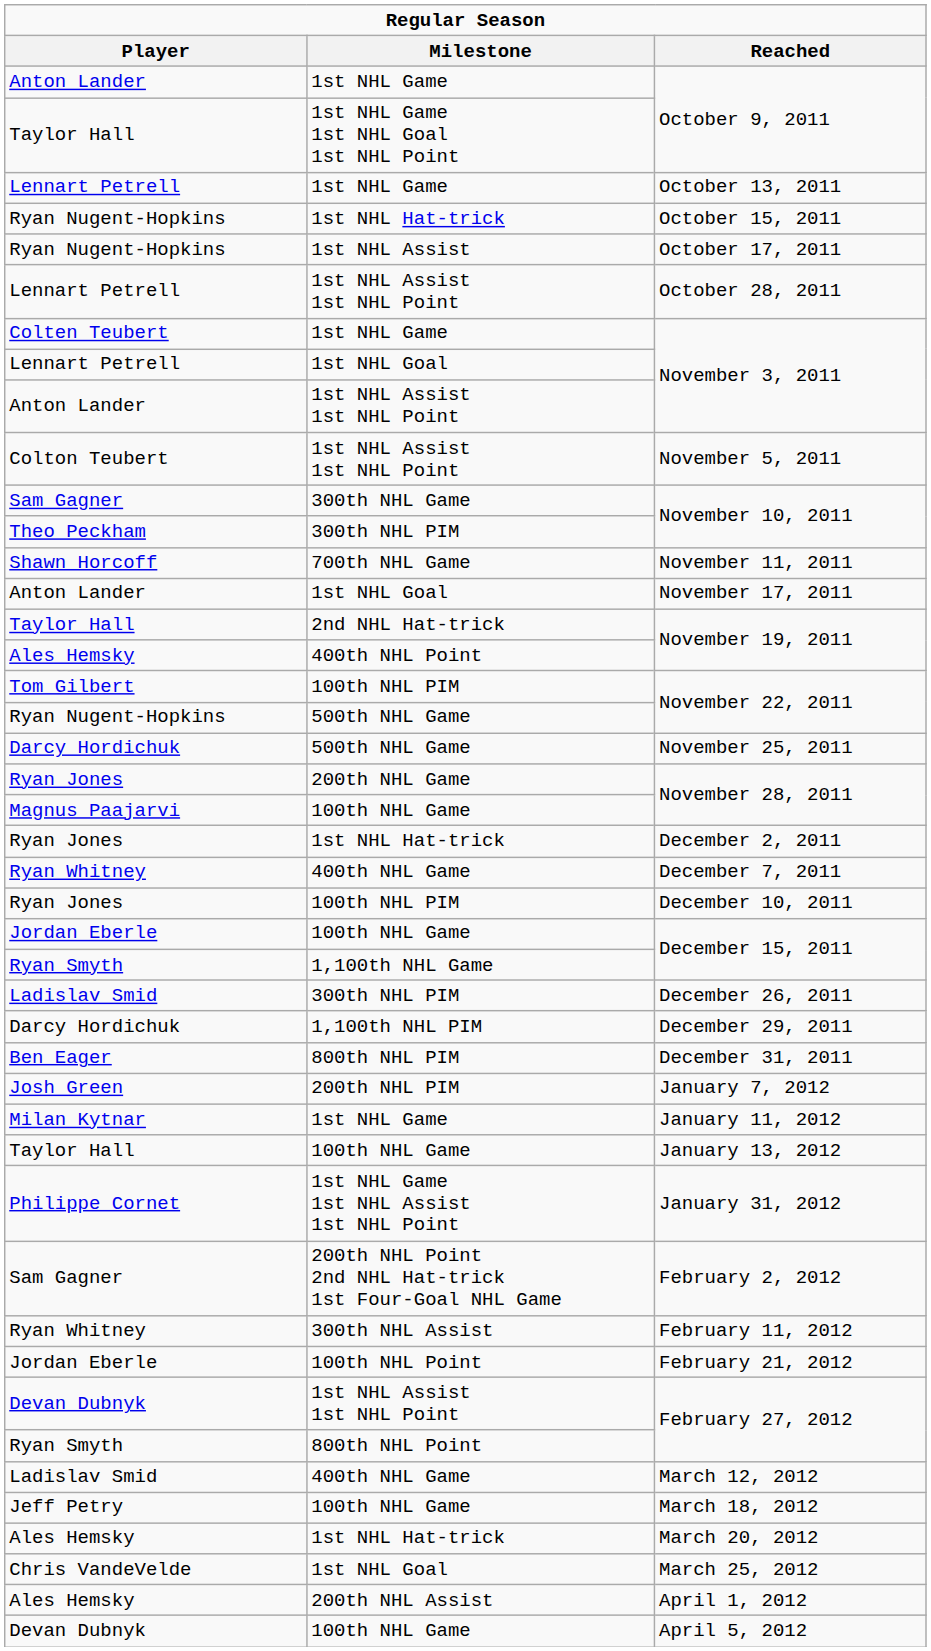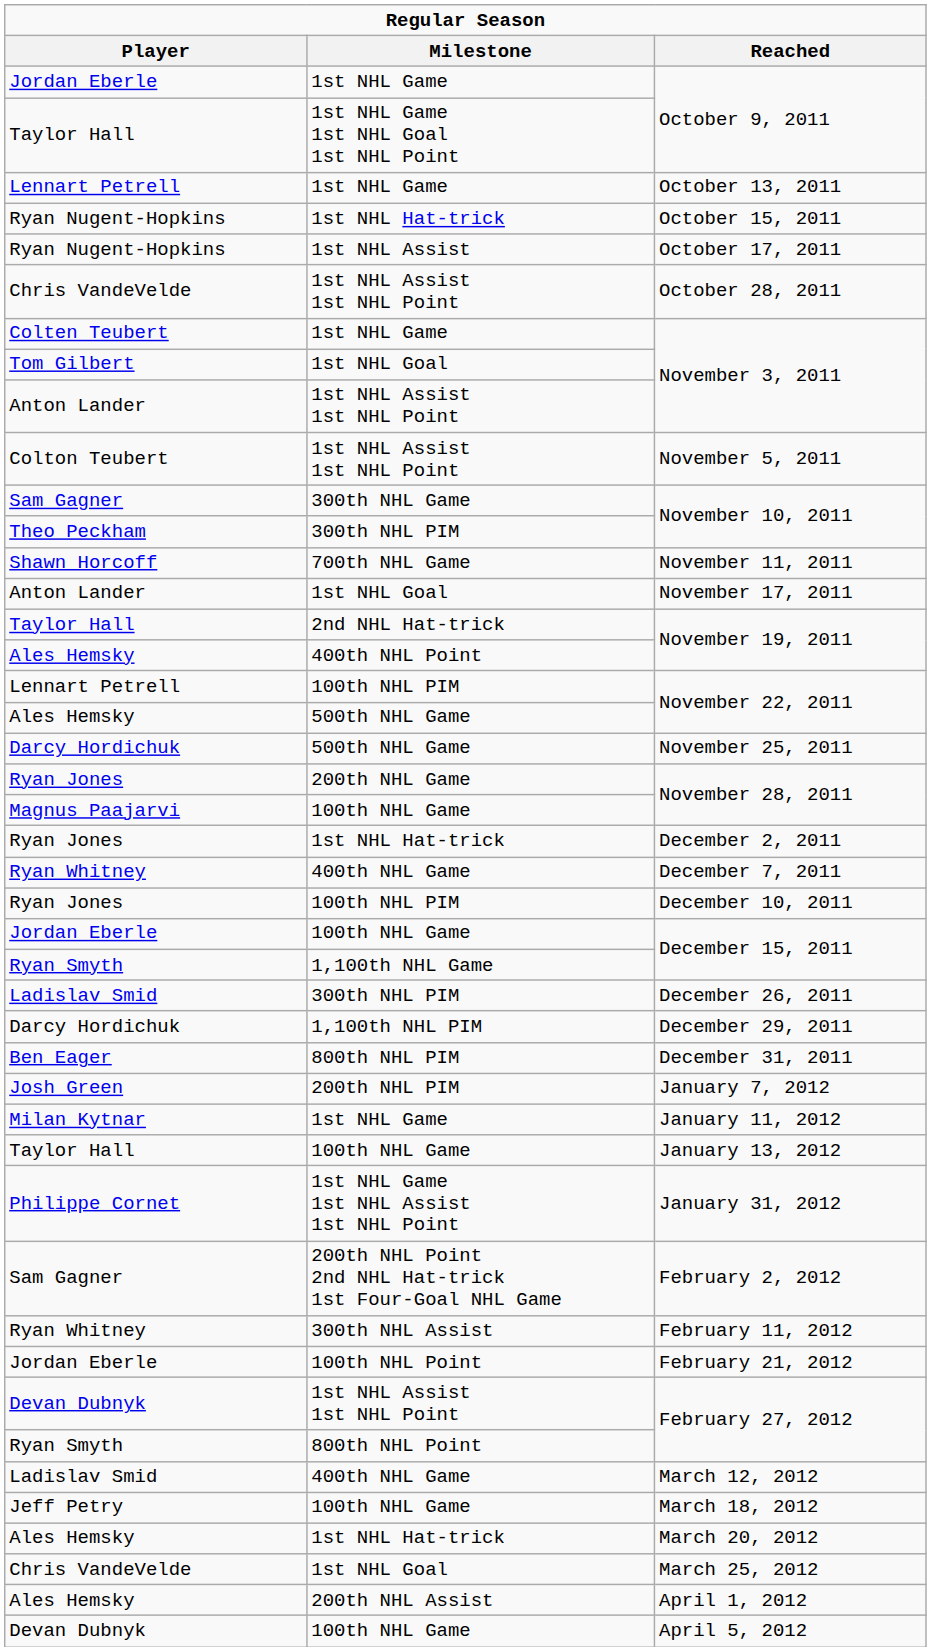(78, 82) Anton Lander -> (83, 82) Jordan Eberle
(95, 291) Lennart Petrell -> (100, 291) Chris VandeVelde
(95, 364) Lennart Petrell -> (72, 364) Tom Gilbert
(72, 687) Tom Gilbert -> (95, 687) Lennart Petrell
(117, 717) Ryan Nugent-Hopkins -> (72, 717) Ales Hemsky
